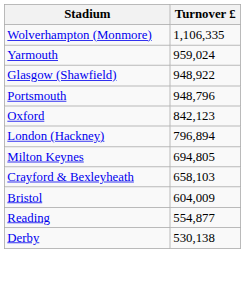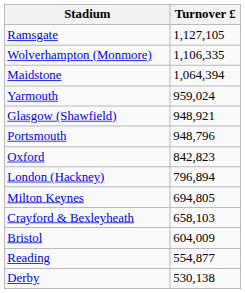+ row: (33, 34)
+ row: (34, 75)
(194, 75) 948,922 -> (194, 116) 948,921
(194, 116) 842,123 -> (194, 156) 842,823
